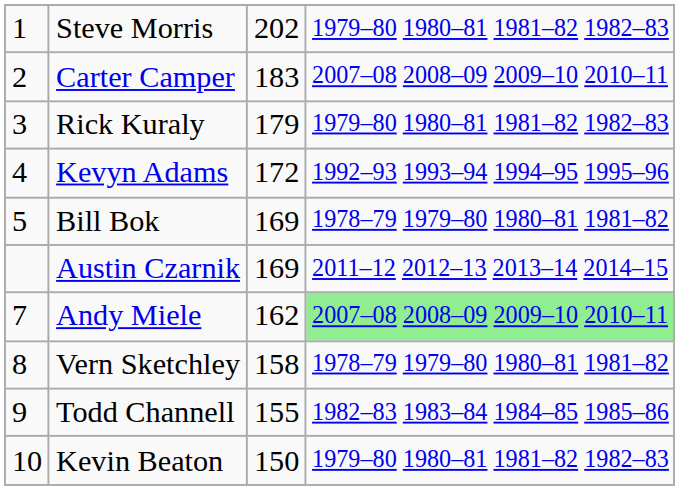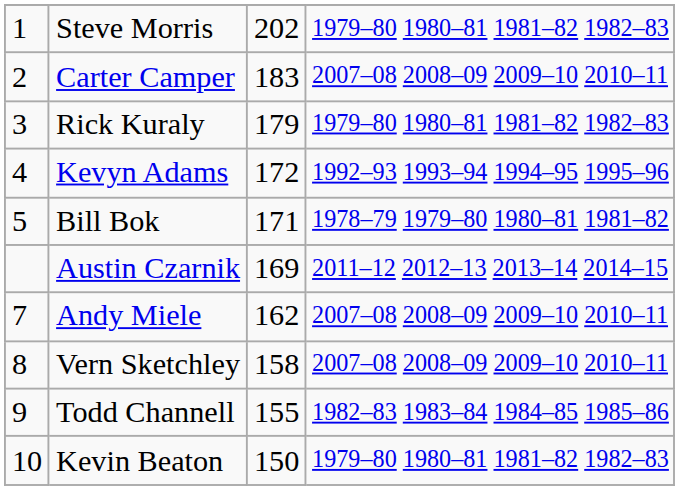(277, 220) 169 -> (277, 220) 171
(490, 316) lightgreen background -> (490, 316) no background
(490, 364) 1978–79 1979–80 1980–81 1981–82 -> (490, 364) 2007–08 2008–09 2009–10 2010–11
